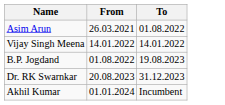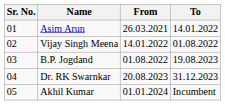+ column: (21, 12)
(162, 28) 01.08.2022 -> (195, 28) 14.01.2022
(162, 44) 14.01.2022 -> (195, 44) 01.08.2022
